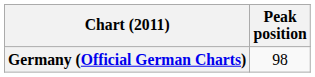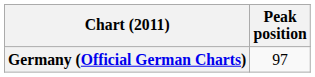(280, 59) 98 -> (280, 59) 97
